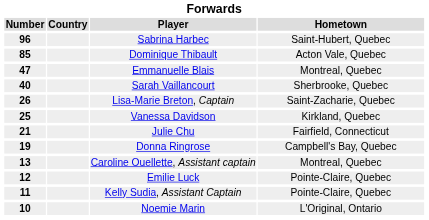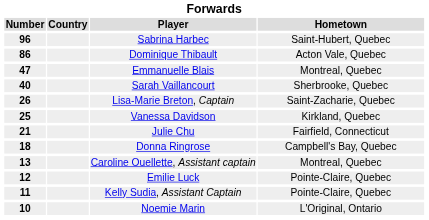(25, 55) 85 -> (25, 55) 86
(25, 147) 19 -> (25, 147) 18
